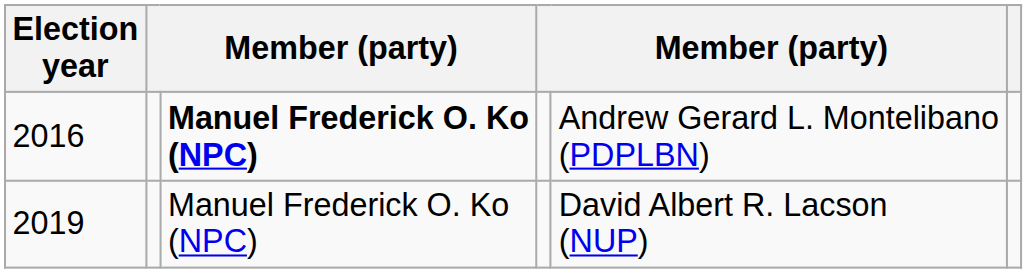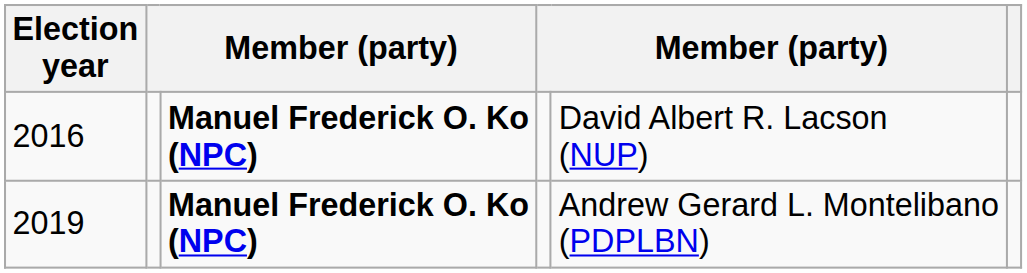(779, 135) Andrew Gerard L. Montelibano (PDPLBN) -> (723, 135) David Albert R. Lacson (NUP)
(339, 223) normal -> (348, 223) bold
(723, 223) David Albert R. Lacson (NUP) -> (779, 223) Andrew Gerard L. Montelibano (PDPLBN)
